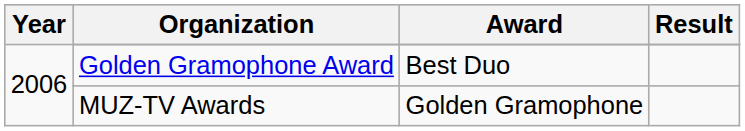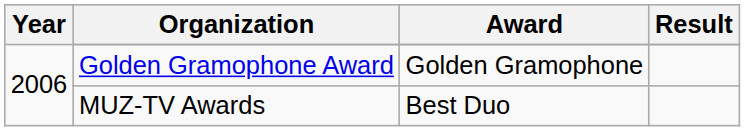(458, 65) Best Duo -> (524, 65) Golden Gramophone
(524, 105) Golden Gramophone -> (458, 105) Best Duo
